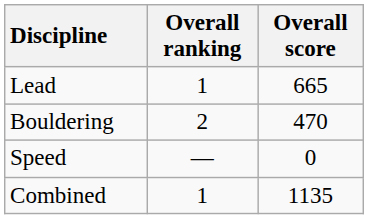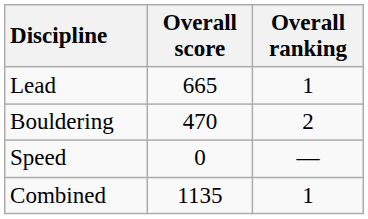columns swapped: (310, 35) <-> (202, 35)
